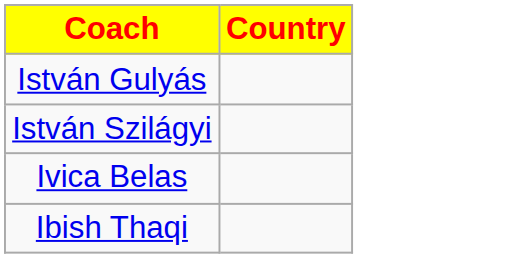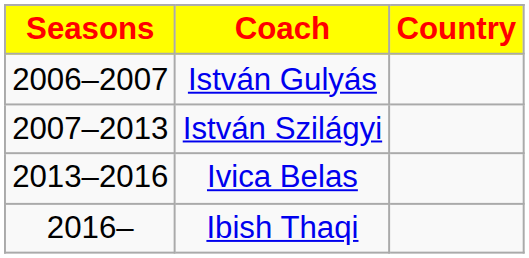+ column: (90, 29)
